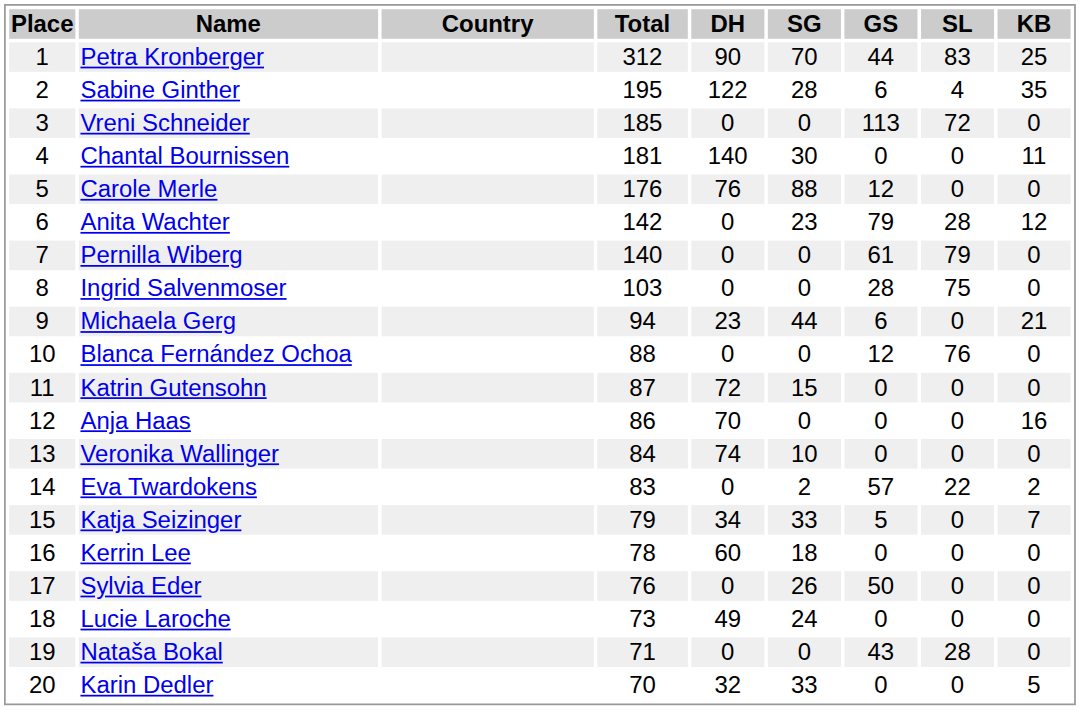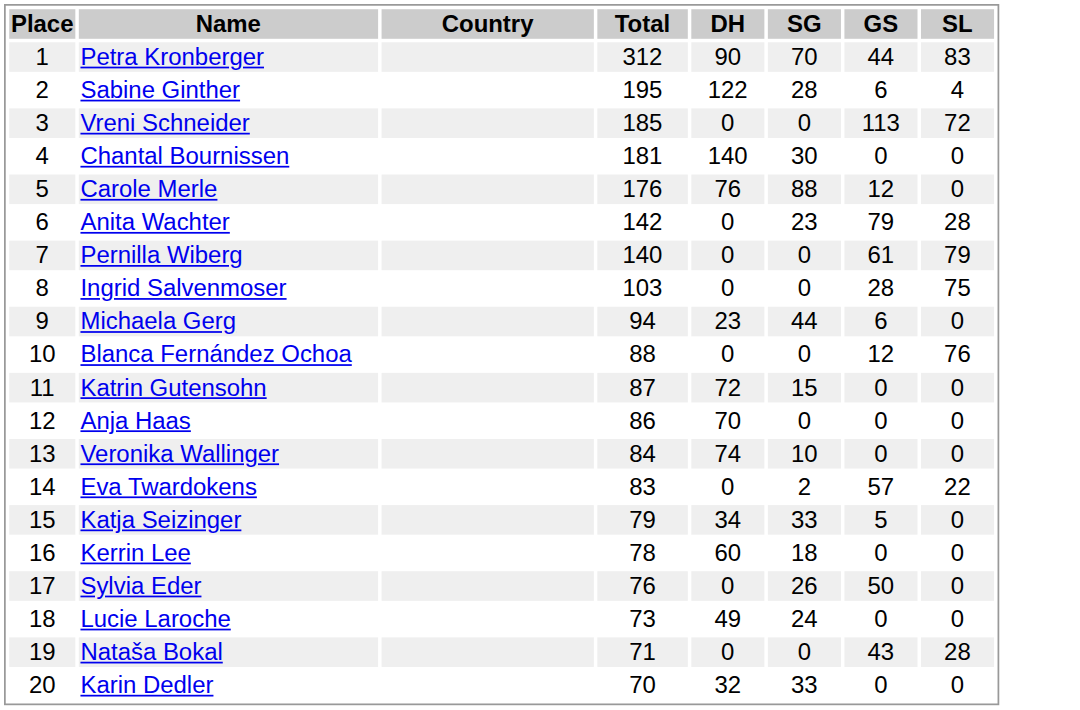- column: (1034, 24)
